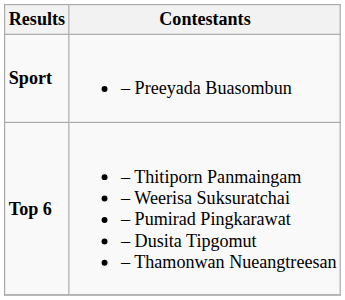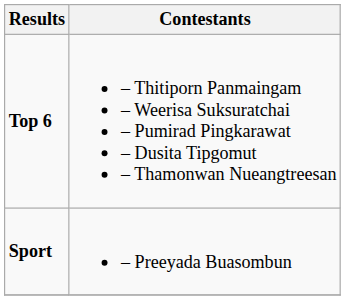rows swapped: (30, 78) <-> (30, 208)
